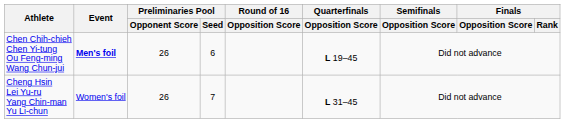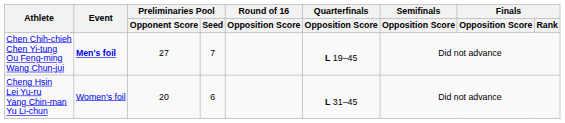(164, 54) 26 -> (164, 54) 27
(213, 54) 6 -> (213, 54) 7
(164, 97) 26 -> (164, 97) 20
(213, 97) 7 -> (213, 97) 6
